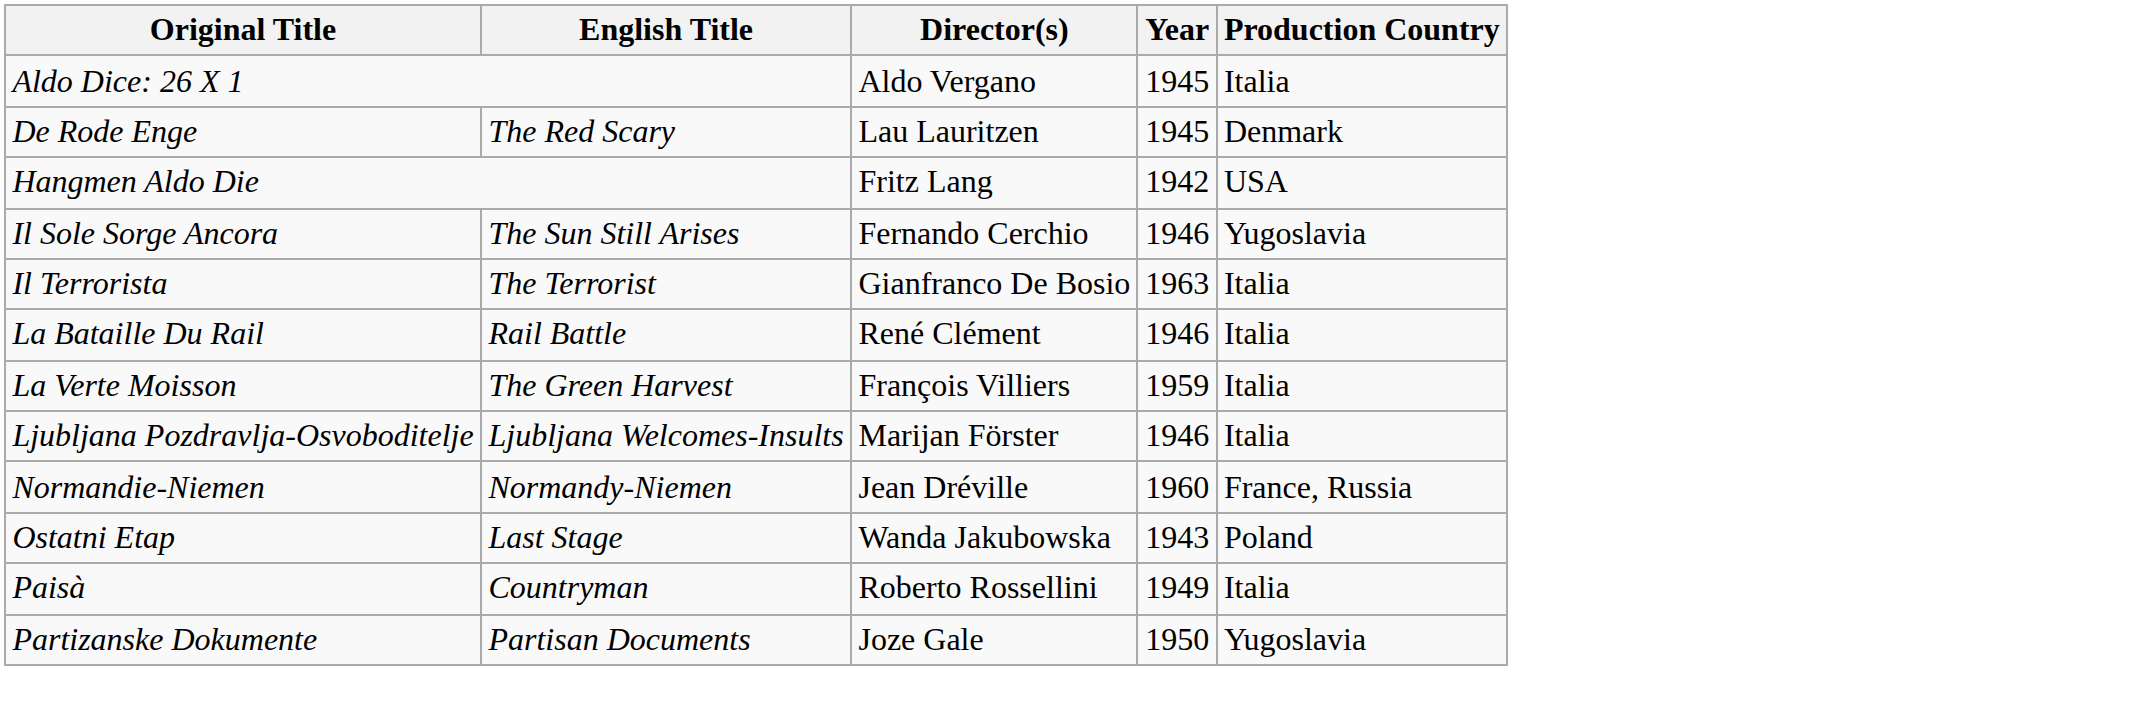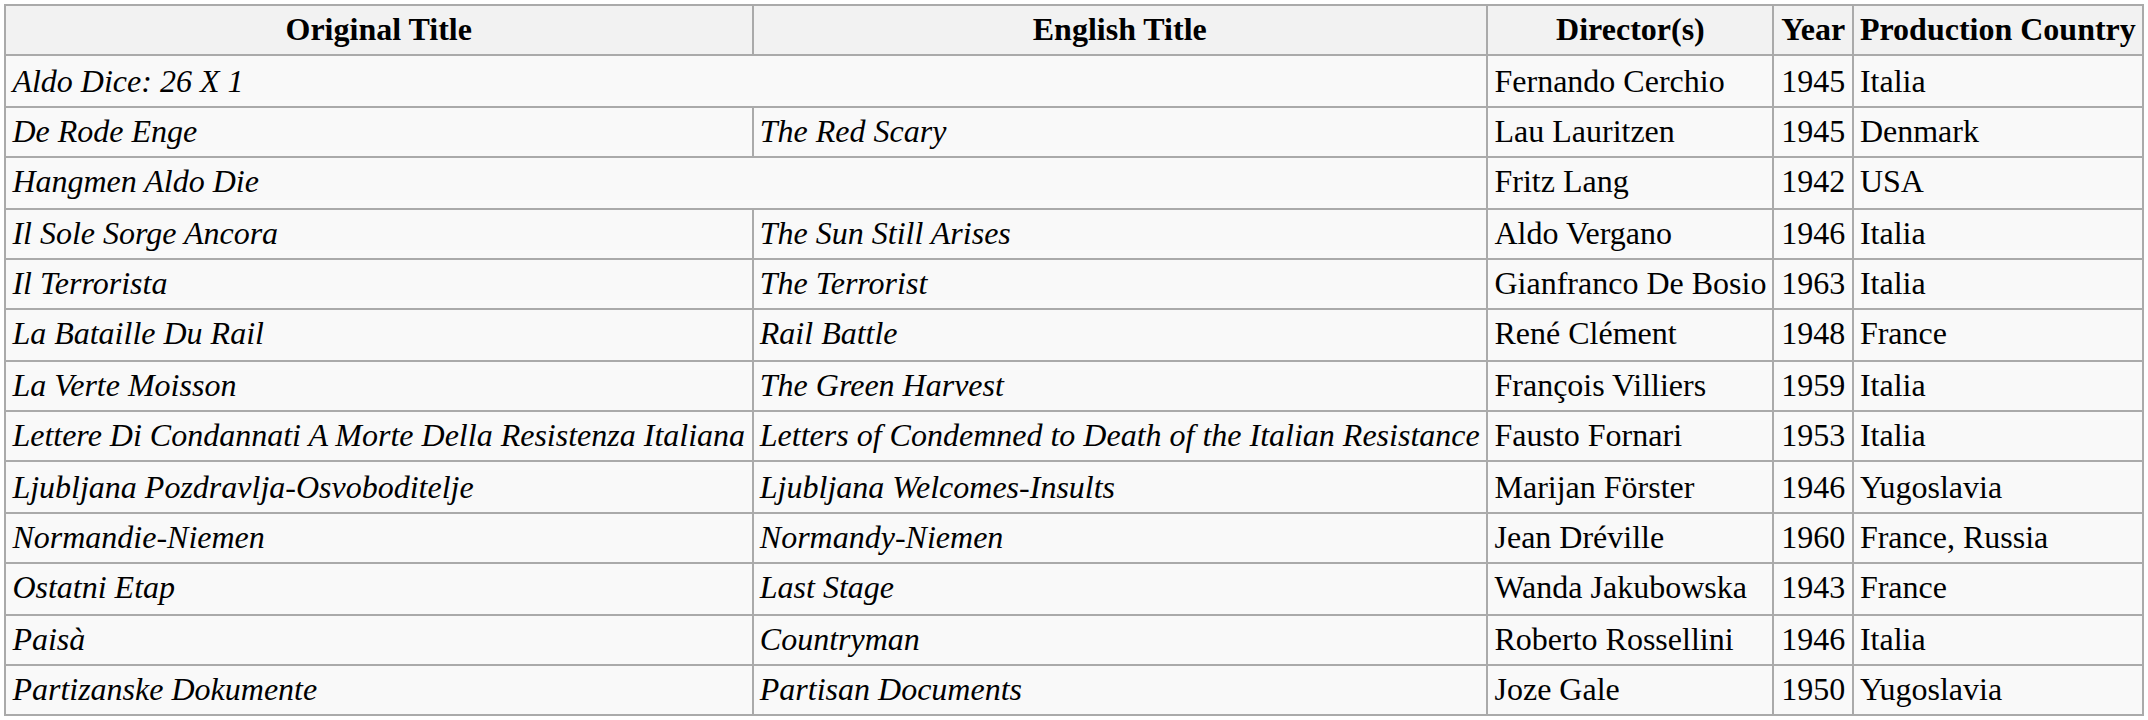(947, 80) Aldo Vergano -> (1610, 80) Fernando Cerchio
(974, 232) Fernando Cerchio -> (1583, 232) Aldo Vergano
(1295, 232) Yugoslavia -> (1893, 232) Italia
(1177, 334) 1946 -> (1813, 334) 1948
(1257, 334) Italia -> (1903, 334) France
+ row: (379, 435)
(1257, 435) Italia -> (1931, 486) Yugoslavia
(1268, 537) Poland -> (1903, 588) France
(1177, 588) 1949 -> (1813, 638) 1946
